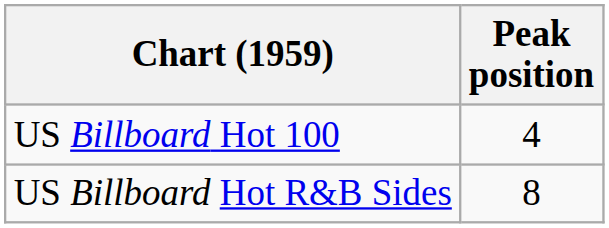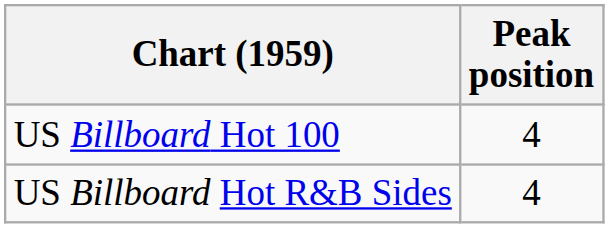(532, 192) 8 -> (532, 192) 4
